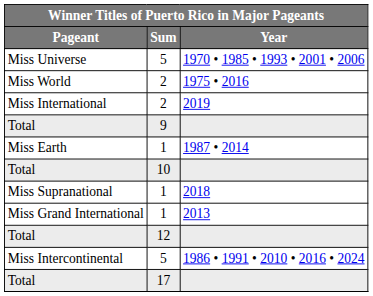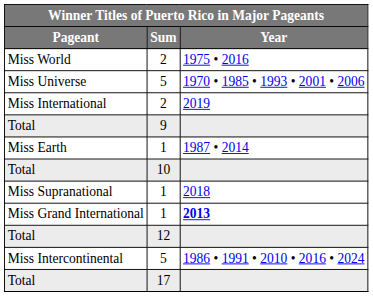rows swapped: (47, 59) <-> (39, 81)
(197, 214) normal -> (197, 214) bold
